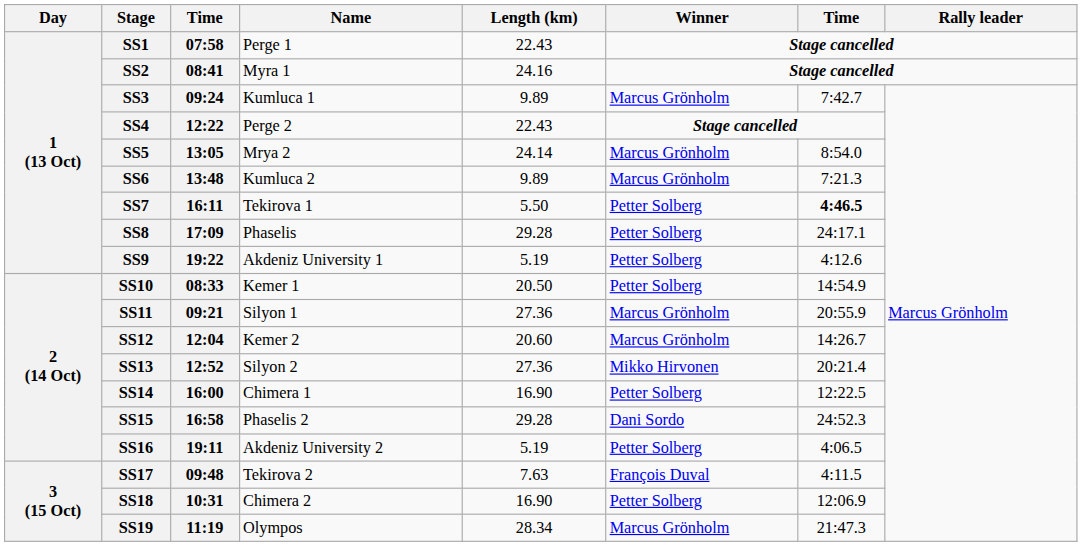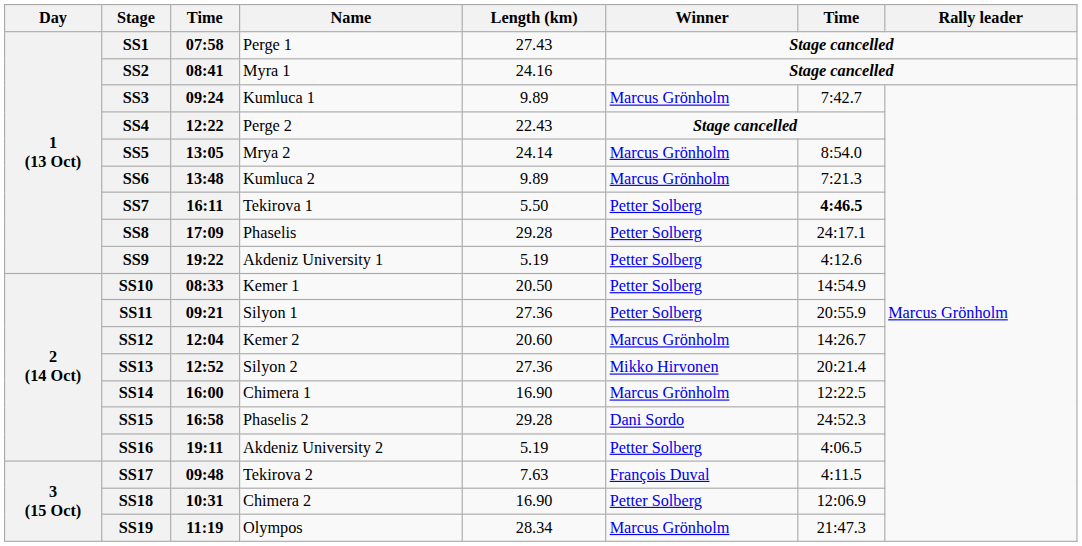(534, 45) 22.43 -> (534, 45) 27.43
(670, 313) Marcus Grönholm -> (656, 313) Petter Solberg
(656, 394) Petter Solberg -> (670, 394) Marcus Grönholm
